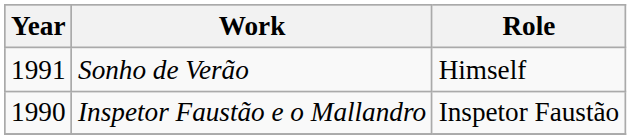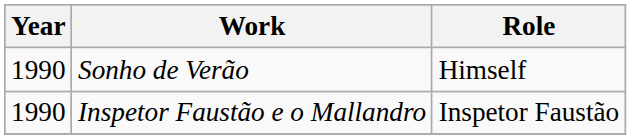(38, 69) 1991 -> (38, 69) 1990
